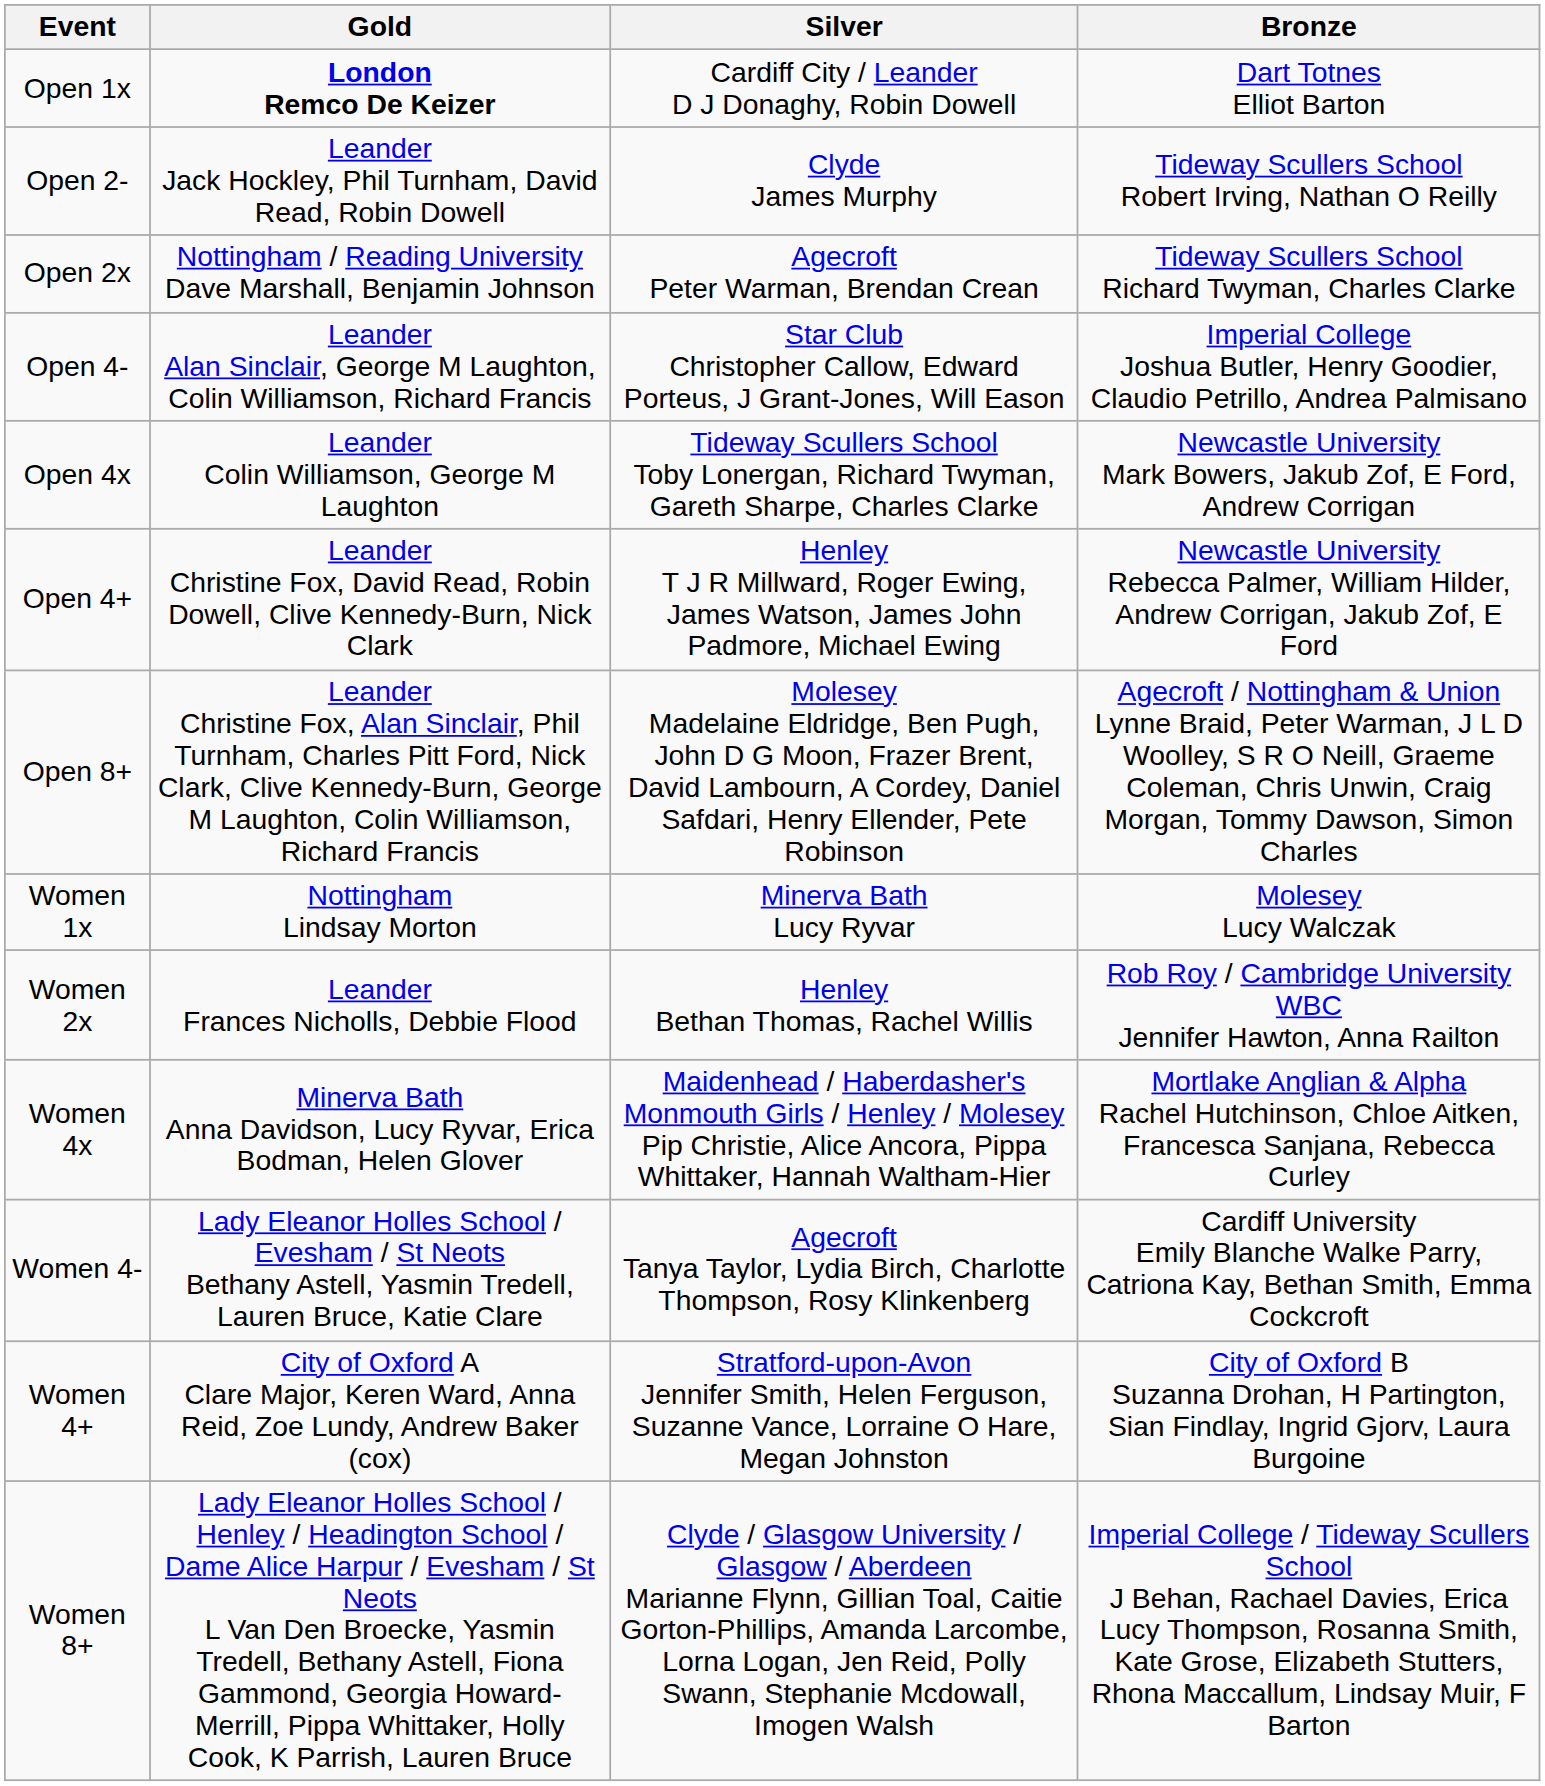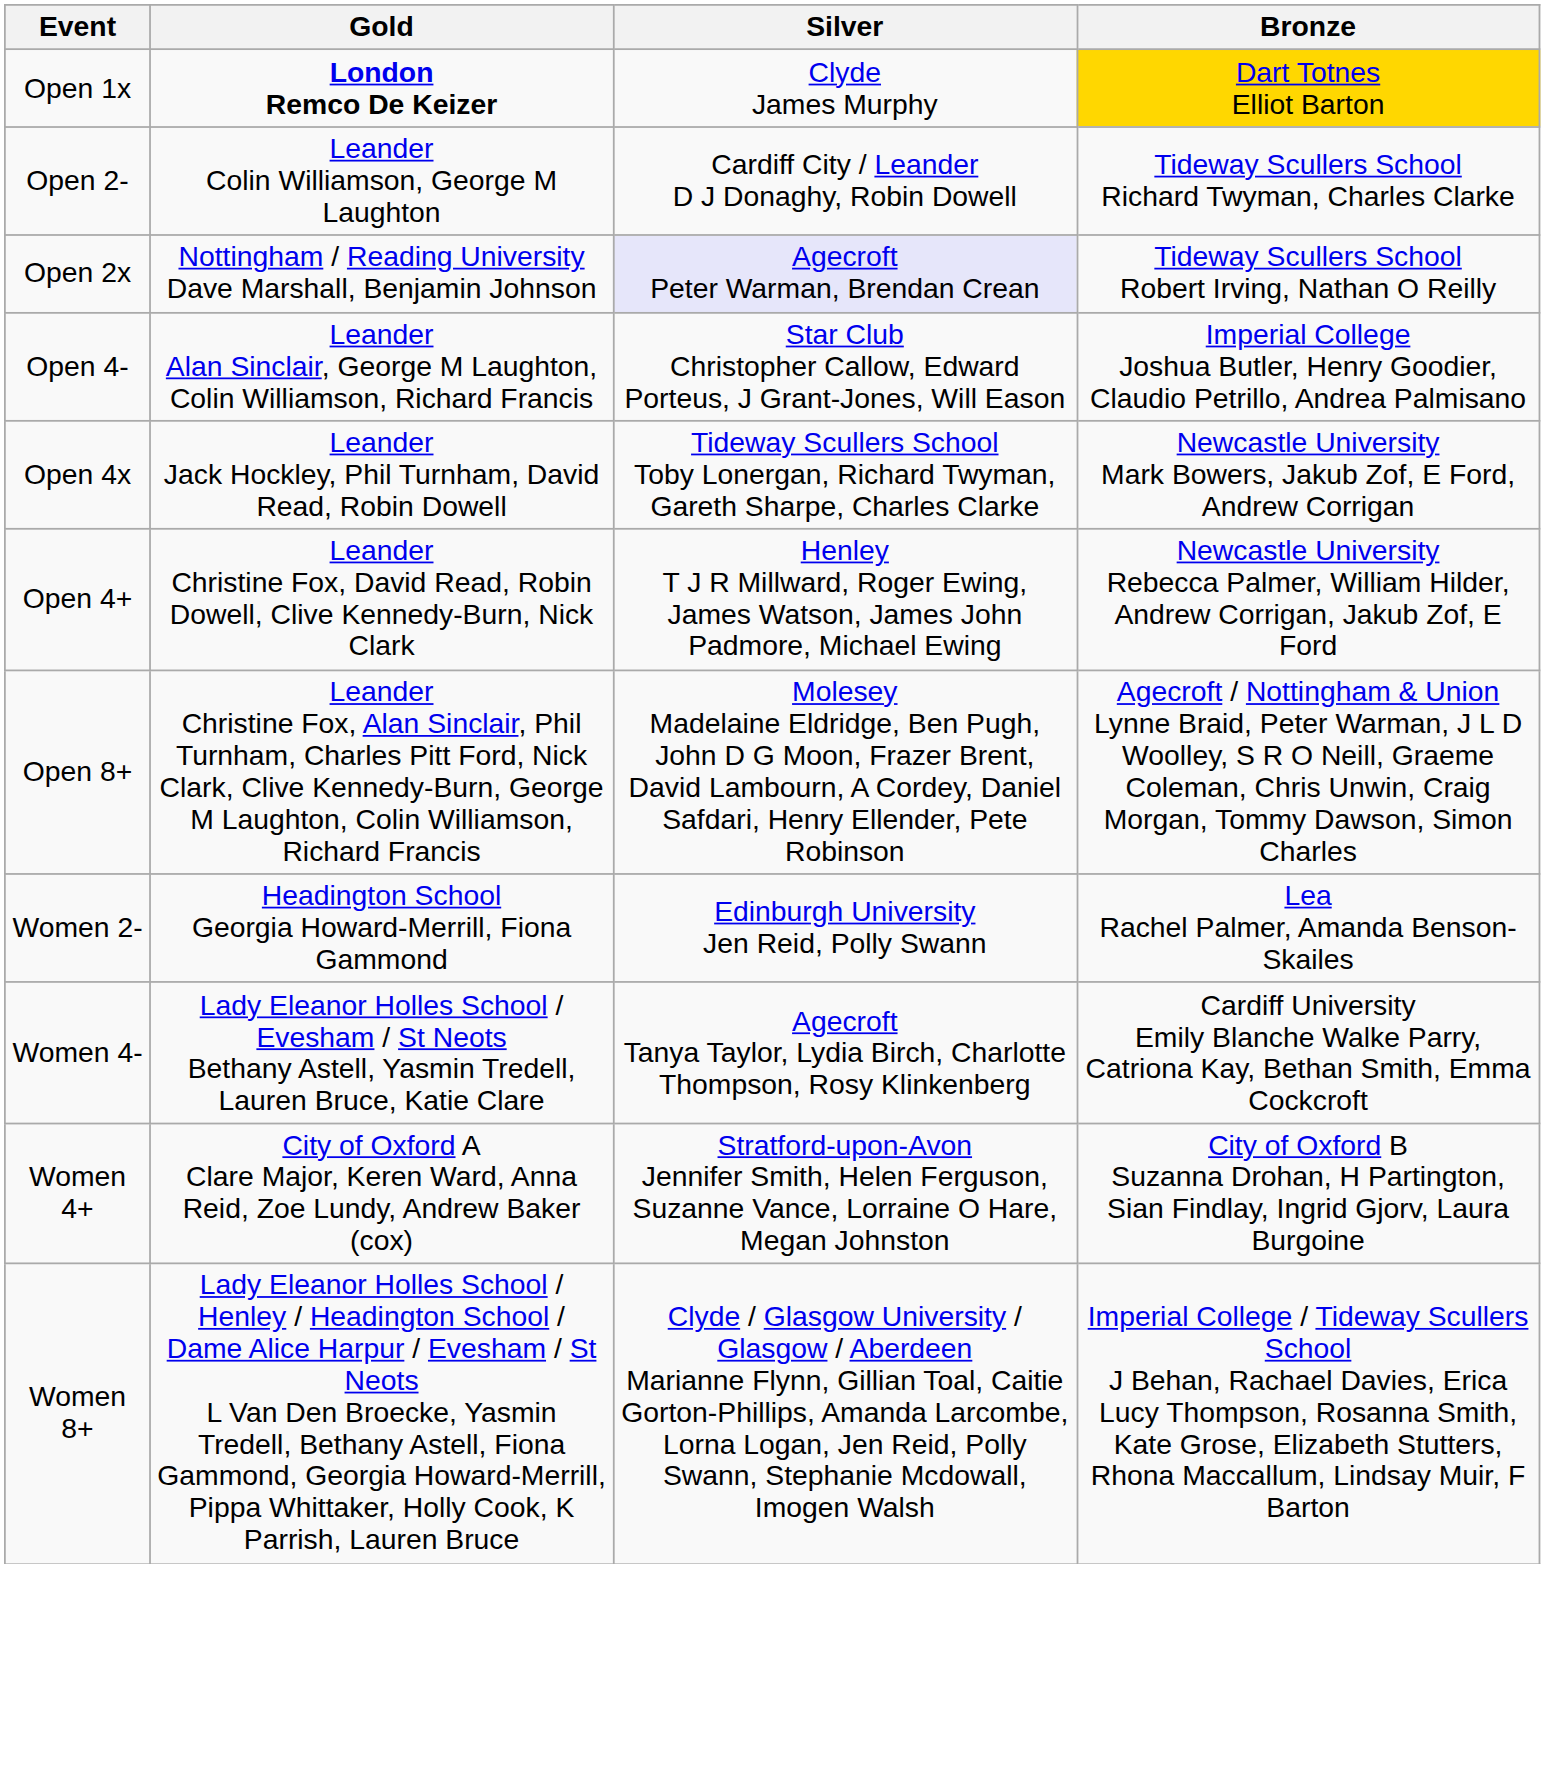(844, 87) Cardiff City / Leander D J Donaghy, Robin Dowell -> (845, 87) Clyde James Murphy
(1309, 87) no background -> (1308, 87) gold background
(380, 180) Leander Jack Hockley, Phil Turnham, David Read, Robin Dowell -> (382, 180) Leander Colin Williamson, George M Laughton
(844, 180) Clyde James Murphy -> (845, 180) Cardiff City / Leander D J Donaghy, Robin Dowell
(1309, 180) Tideway Scullers School Robert Irving, Nathan O Reilly -> (1308, 180) Tideway Scullers School Richard Twyman, Charles Clarke
(844, 273) no background -> (845, 273) lavender background
(1309, 273) Tideway Scullers School Richard Twyman, Charles Clarke -> (1308, 273) Tideway Scullers School Robert Irving, Nathan O Reilly
(380, 474) Leander Colin Williamson, George M Laughton -> (382, 474) Leander Jack Hockley, Phil Turnham, David Read, Robin Dowell
- row: (77, 911)
- row: (77, 1004)
+ row: (78, 927)
- row: (77, 1129)
